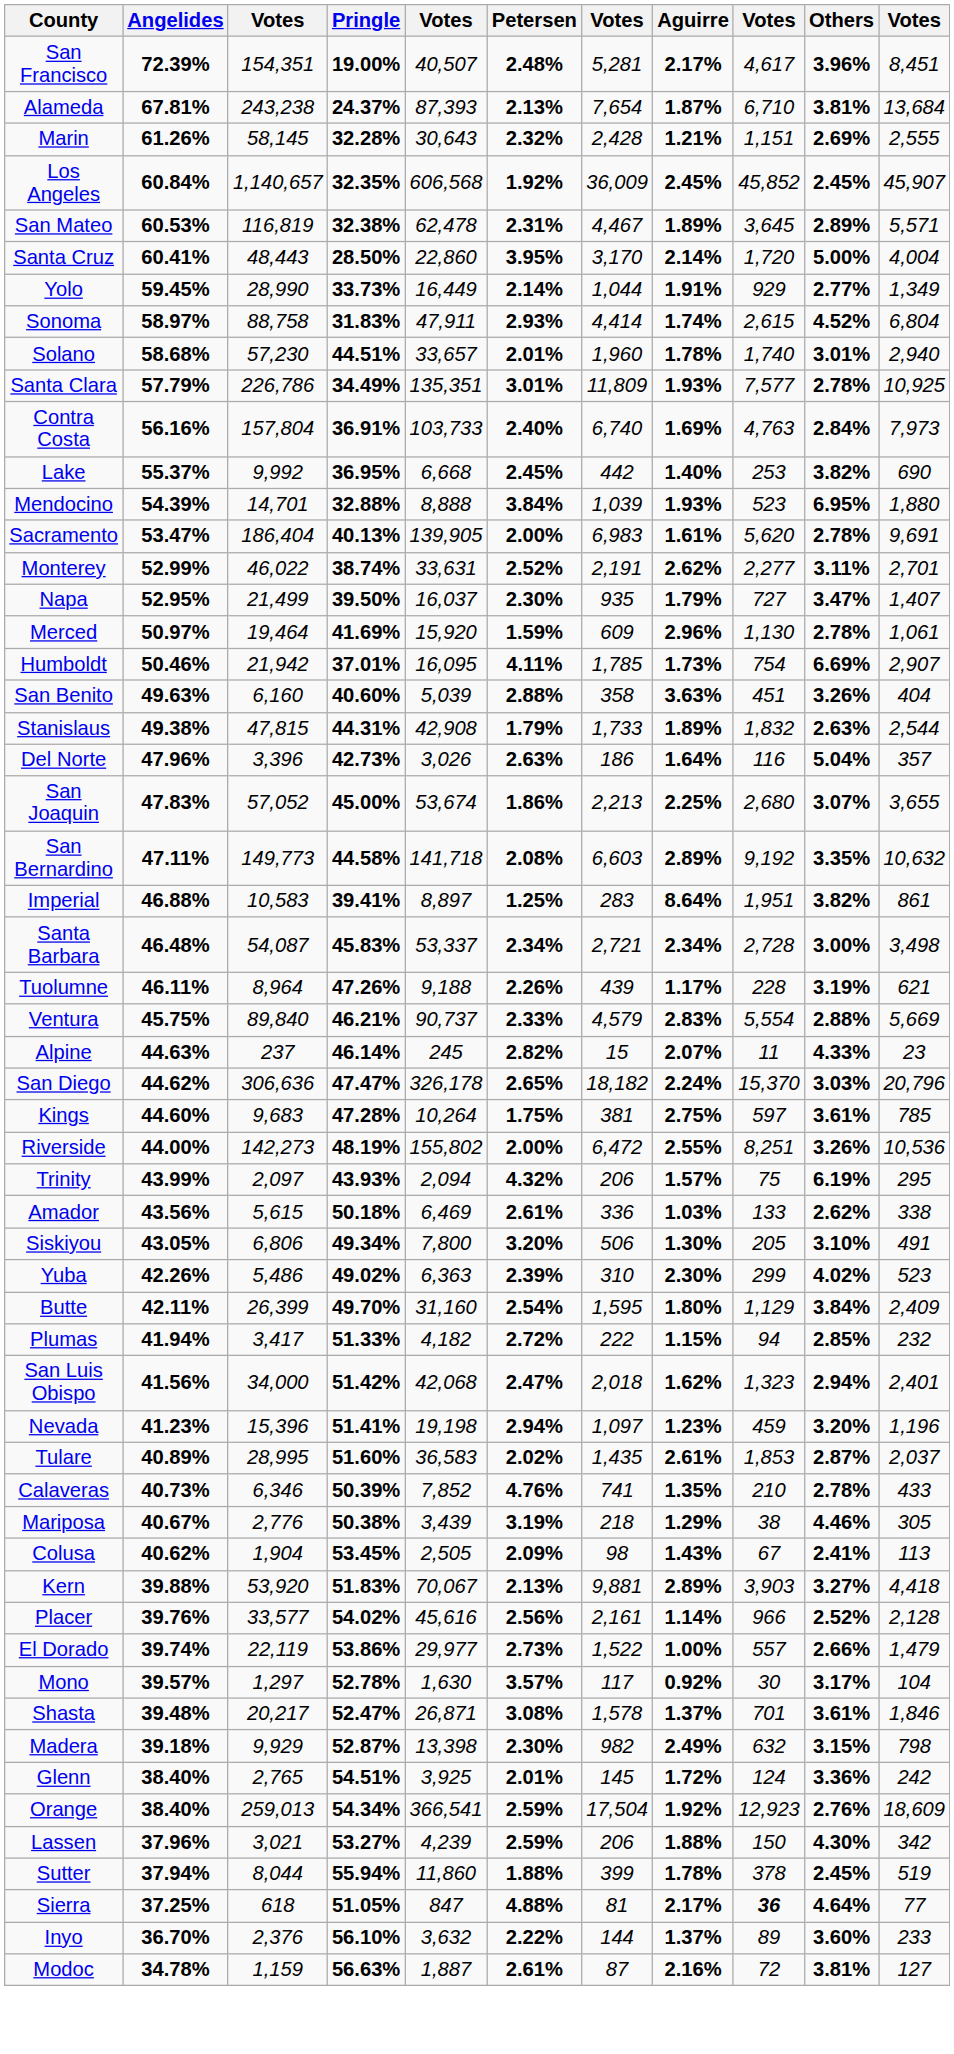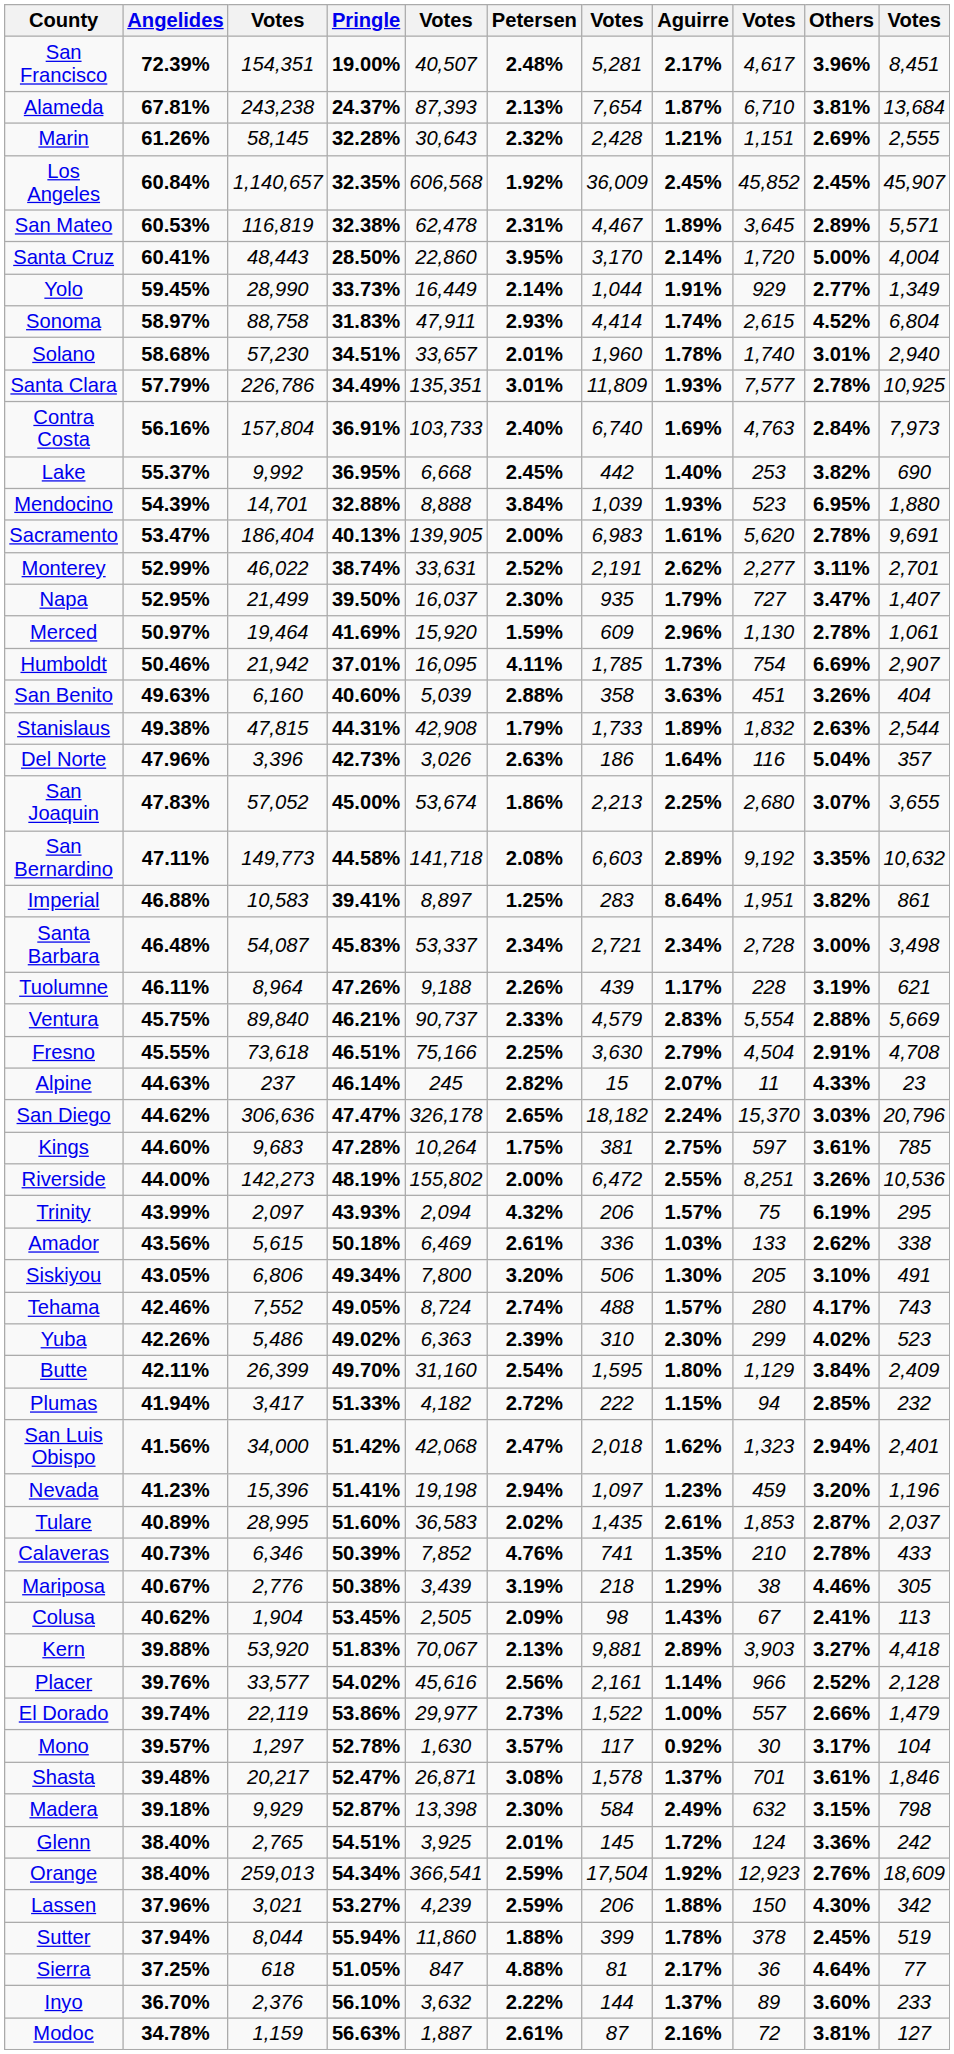(366, 353) 44.51% -> (366, 353) 34.51%
+ row: (64, 1051)
+ row: (64, 1307)
(617, 1745) 982 -> (617, 1809) 584
(769, 1905) bold -> (769, 1969) normal
